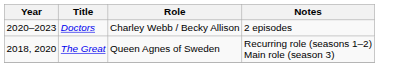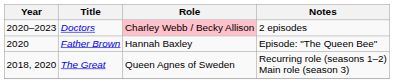(175, 28) no background -> (190, 28) pink background
+ row: (91, 43)
